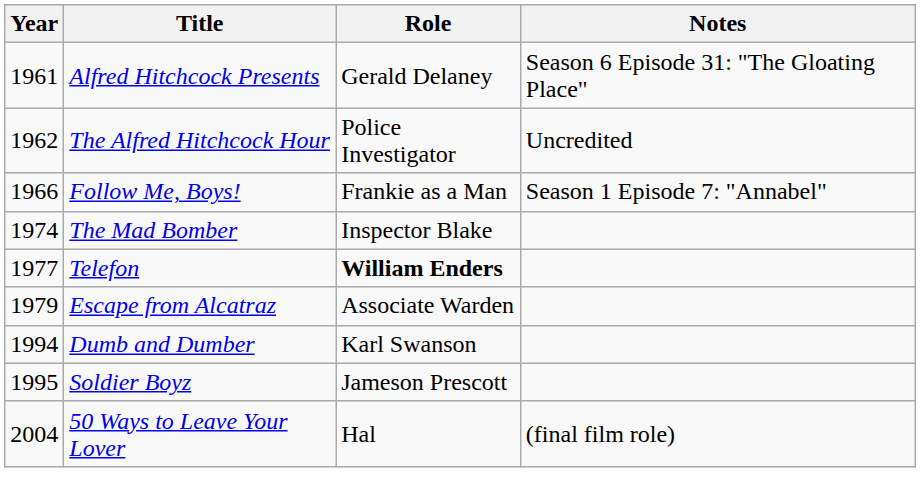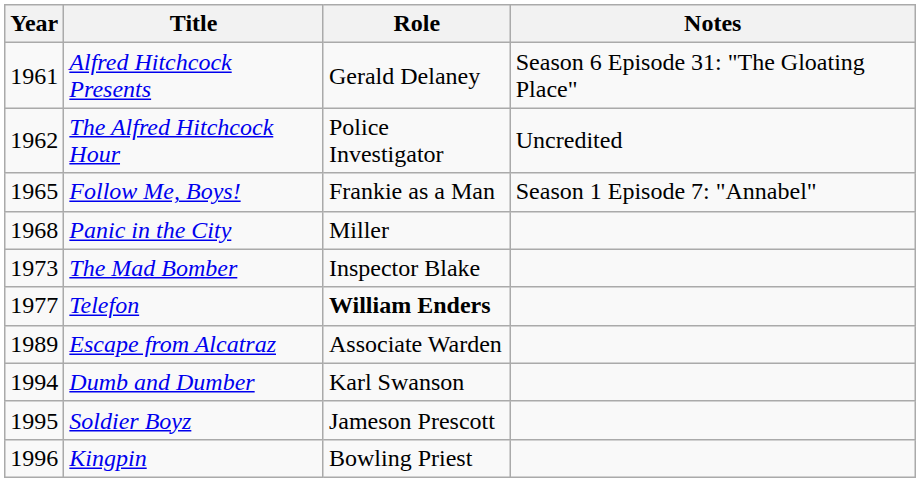(34, 191) 1966 -> (34, 191) 1965
+ row: (150, 229)
(34, 229) 1974 -> (34, 267) 1973
(34, 305) 1979 -> (34, 343) 1989
+ row: (108, 458)
- row: (178, 433)
